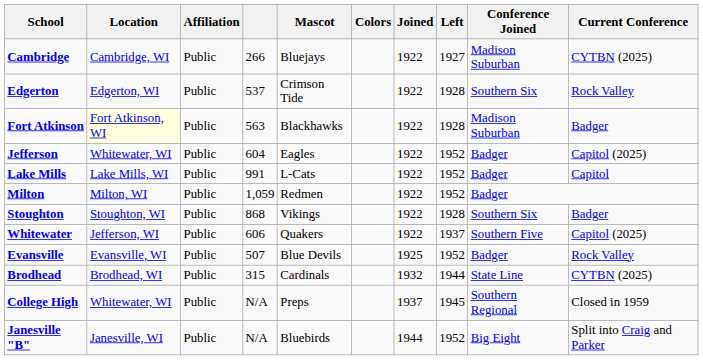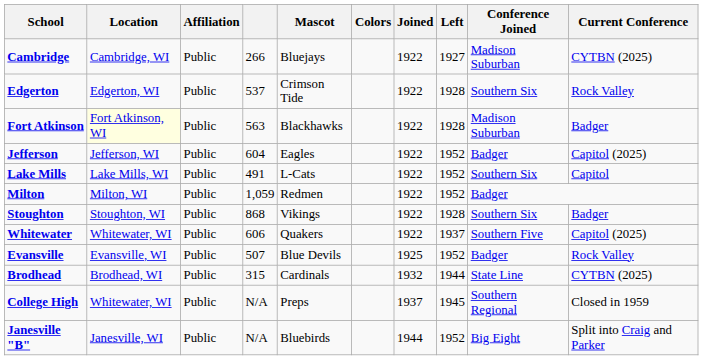(131, 153) Whitewater, WI -> (125, 153) Jefferson, WI
(255, 173) 991 -> (255, 173) 491
(489, 173) Badger -> (504, 173) Southern Six
(125, 234) Jefferson, WI -> (131, 234) Whitewater, WI
